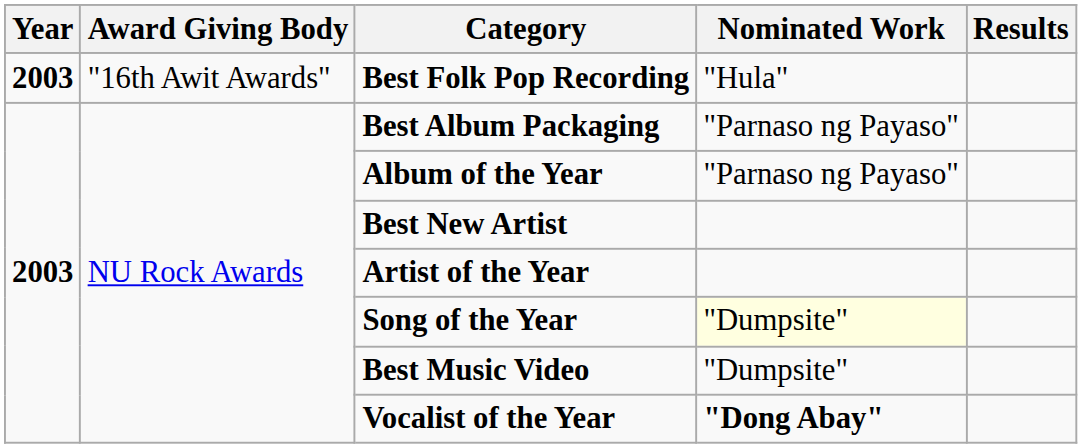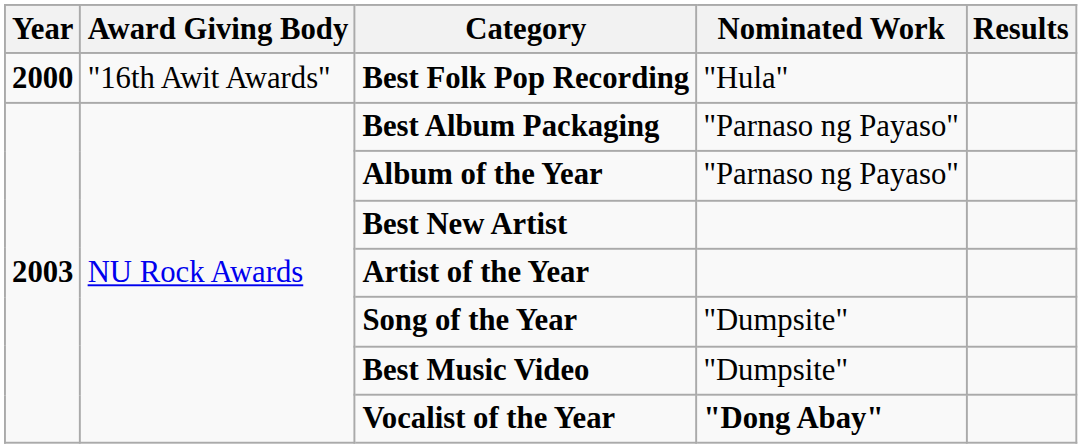(43, 77) 2003 -> (43, 77) 2000
(776, 321) lightyellow background -> (776, 321) no background
